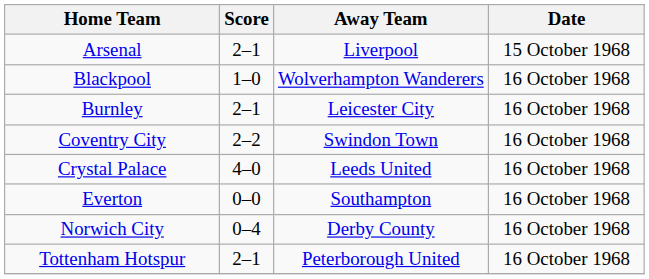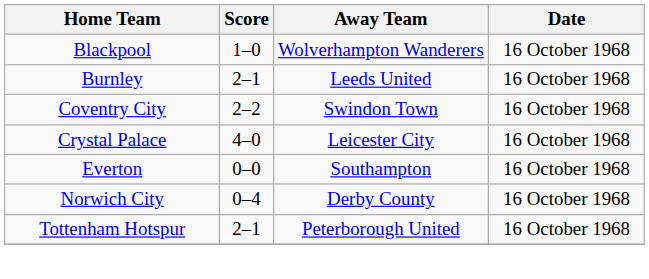- row: (112, 49)
(381, 109) Leicester City -> (381, 79) Leeds United
(381, 169) Leeds United -> (381, 139) Leicester City
